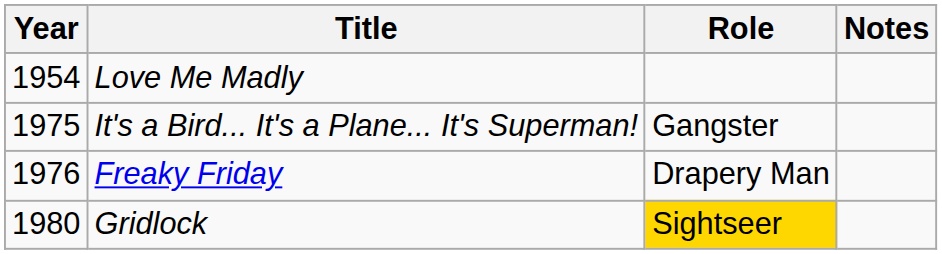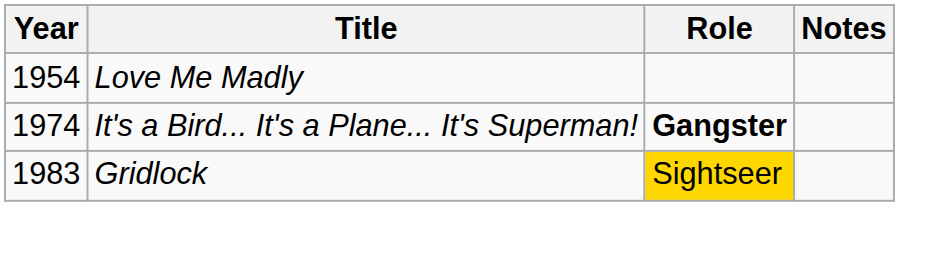(46, 126) 1975 -> (46, 126) 1974
(715, 126) normal -> (720, 126) bold
- row: (188, 175)
(46, 223) 1980 -> (46, 175) 1983
